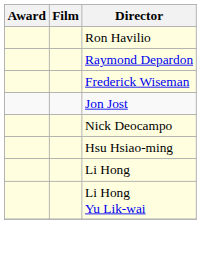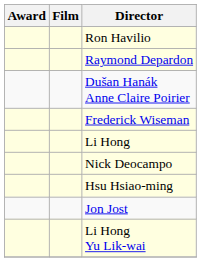+ row: (137, 89)
rows swapped: (108, 170) <-> (106, 103)
